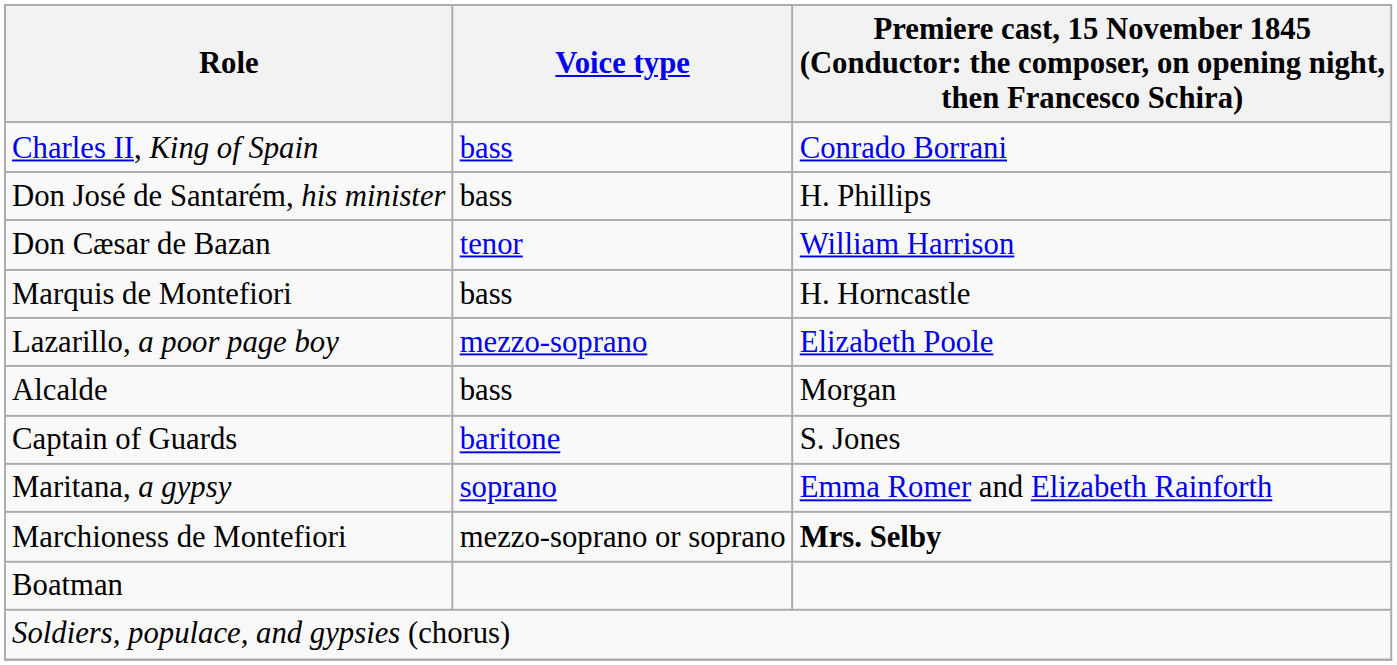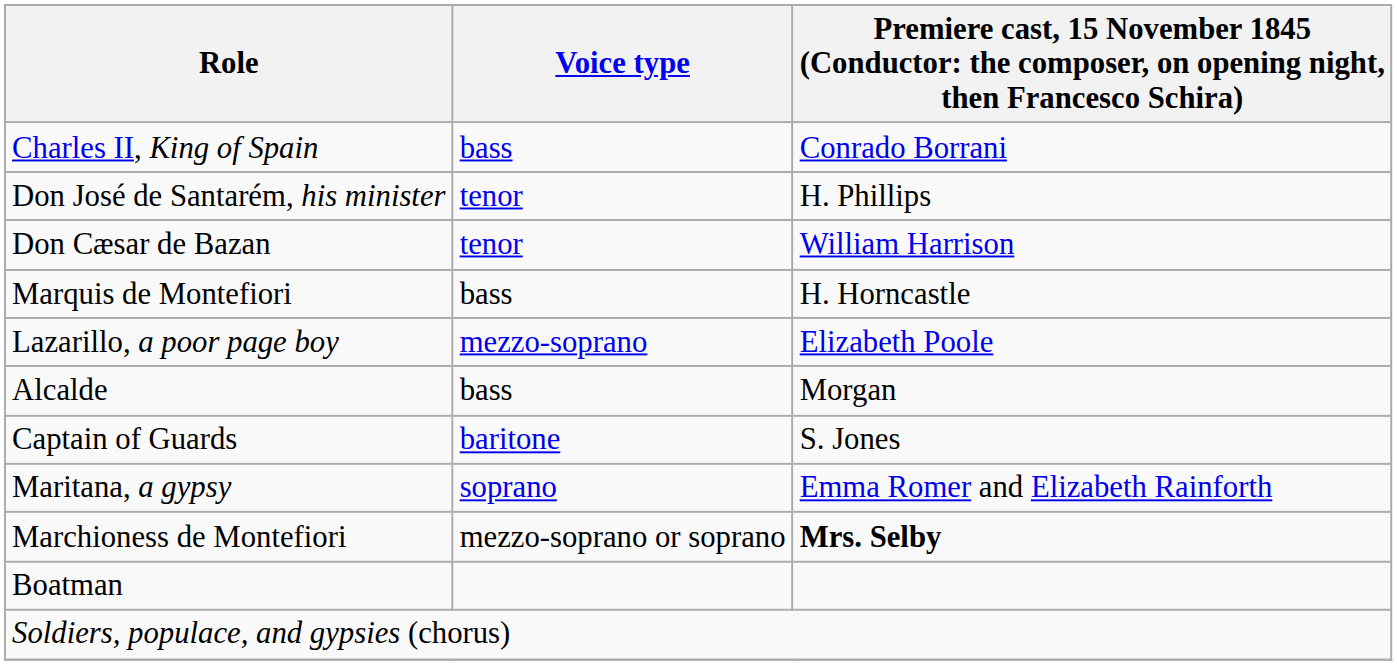(486, 195) bass -> (491, 195) tenor
